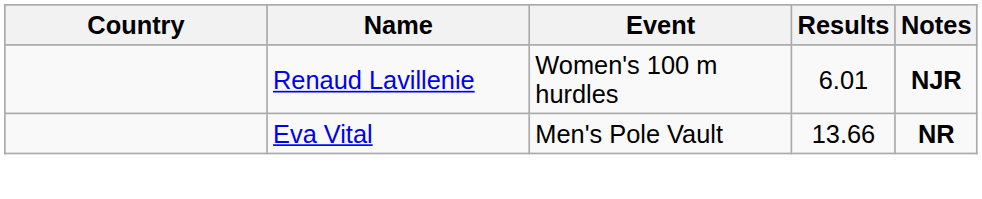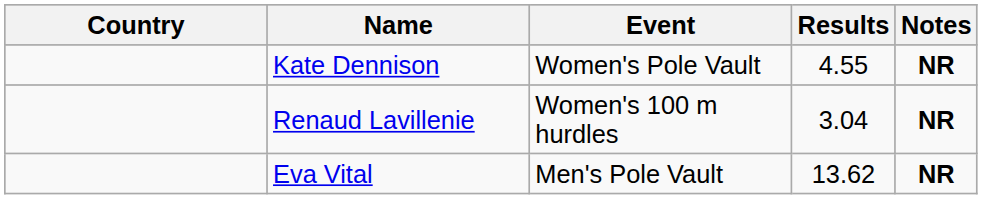+ row: (356, 65)
(843, 79) 6.01 -> (843, 120) 3.04
(936, 79) NJR -> (936, 120) NR
(843, 134) 13.66 -> (843, 174) 13.62
